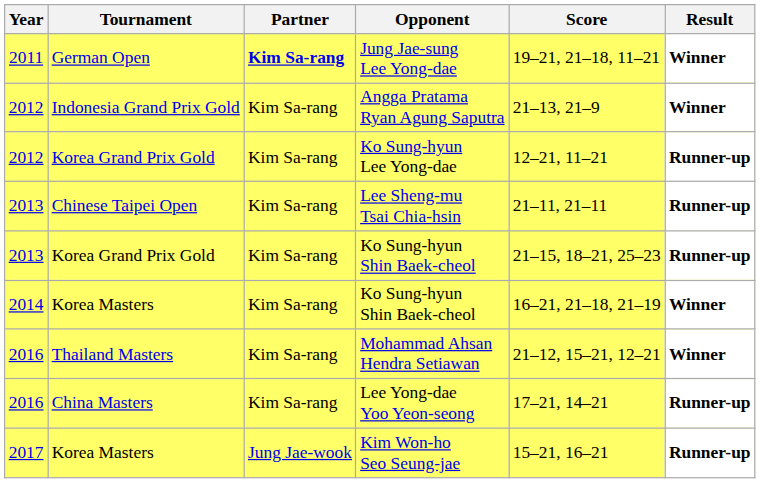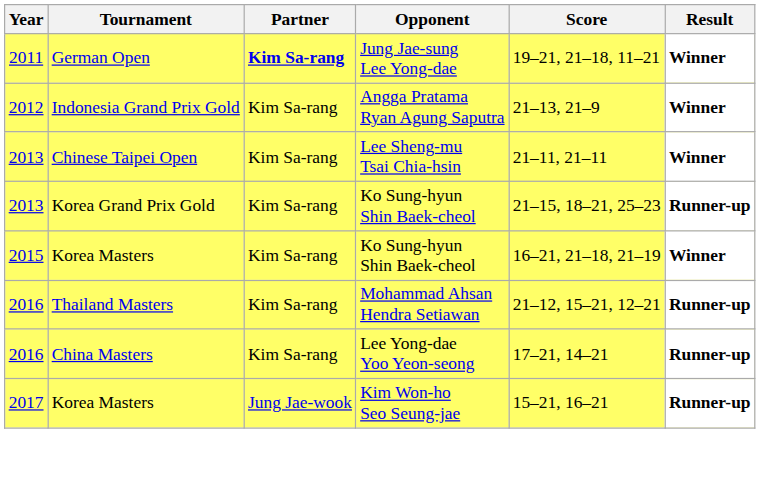- row: (133, 156)
(710, 206) Runner-up -> (697, 156) Winner
(26, 304) 2014 -> (26, 255) 2015
(697, 354) Winner -> (710, 304) Runner-up
